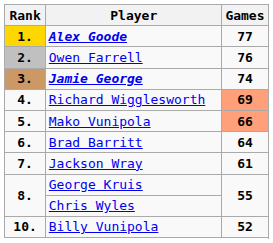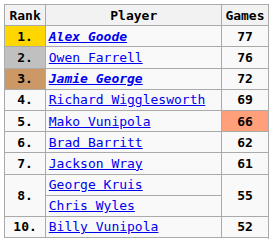(245, 79) 74 -> (245, 79) 72
(245, 100) lightsalmon background -> (245, 100) no background
(245, 142) 64 -> (245, 142) 62
